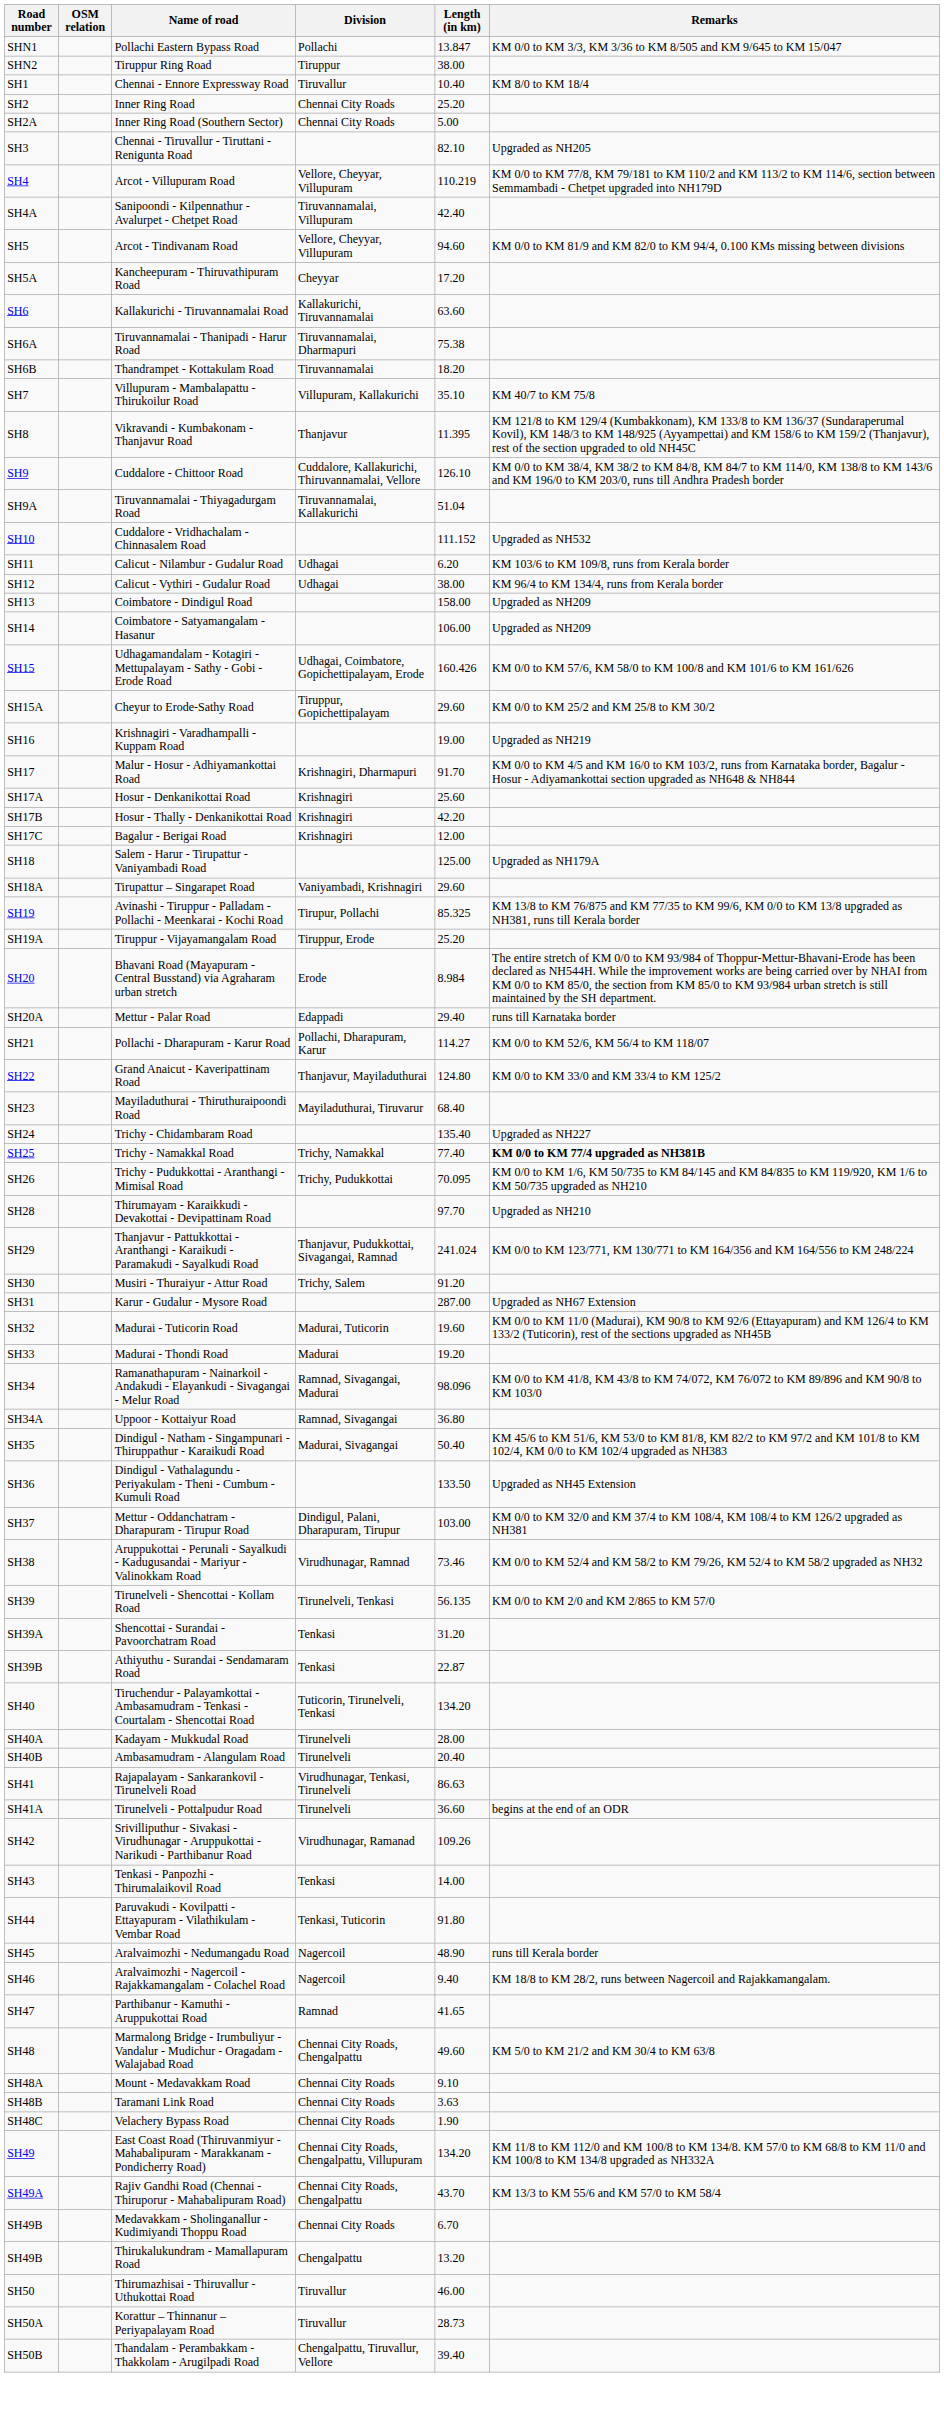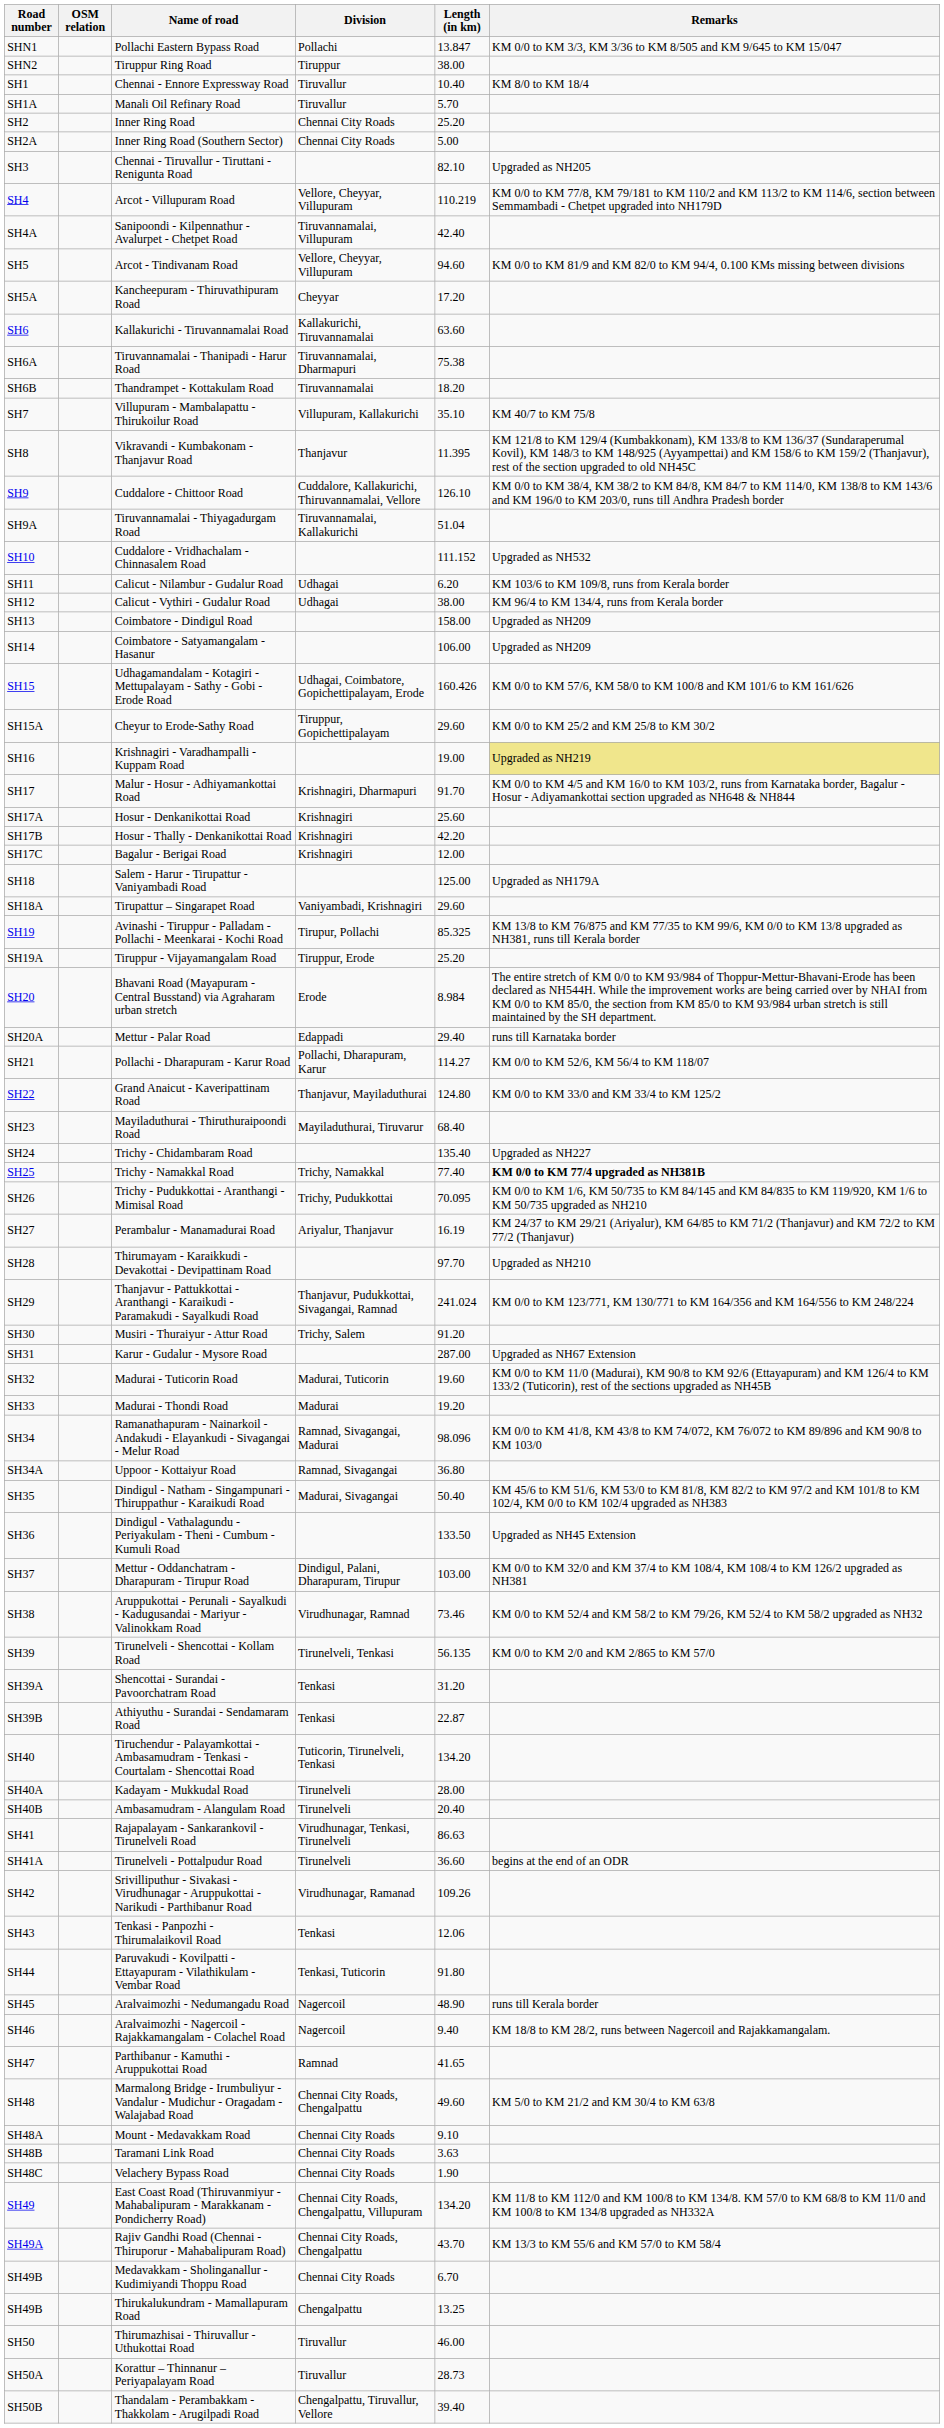+ row: (177, 103)
(541, 739) no background -> (541, 758) khaki background
+ row: (195, 1230)
(451, 1881) 14.00 -> (451, 1932) 12.06
(451, 2258) 13.20 -> (451, 2309) 13.25
